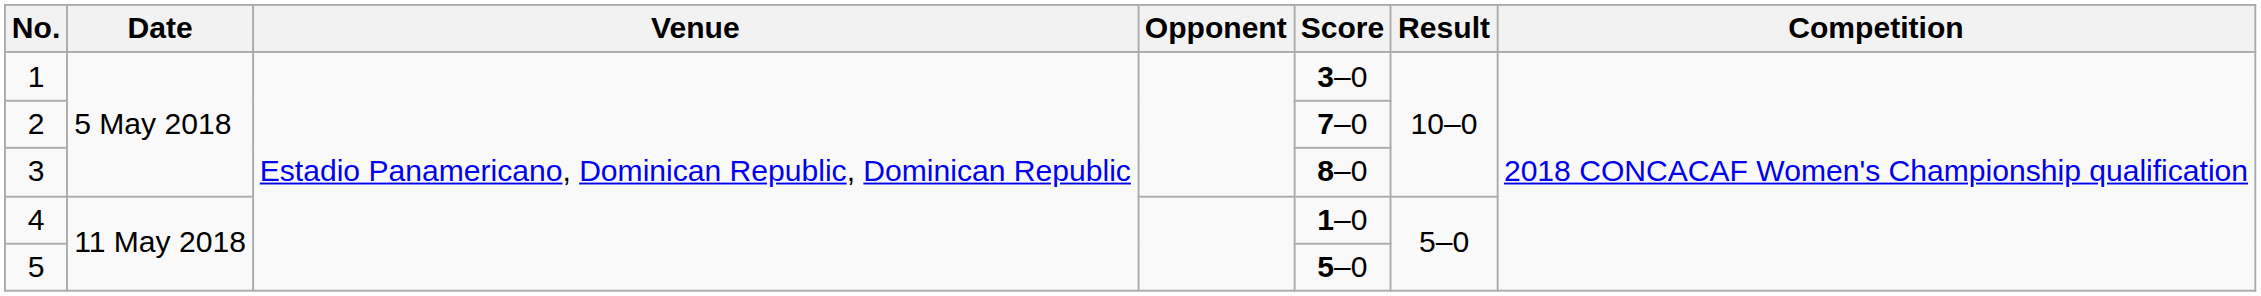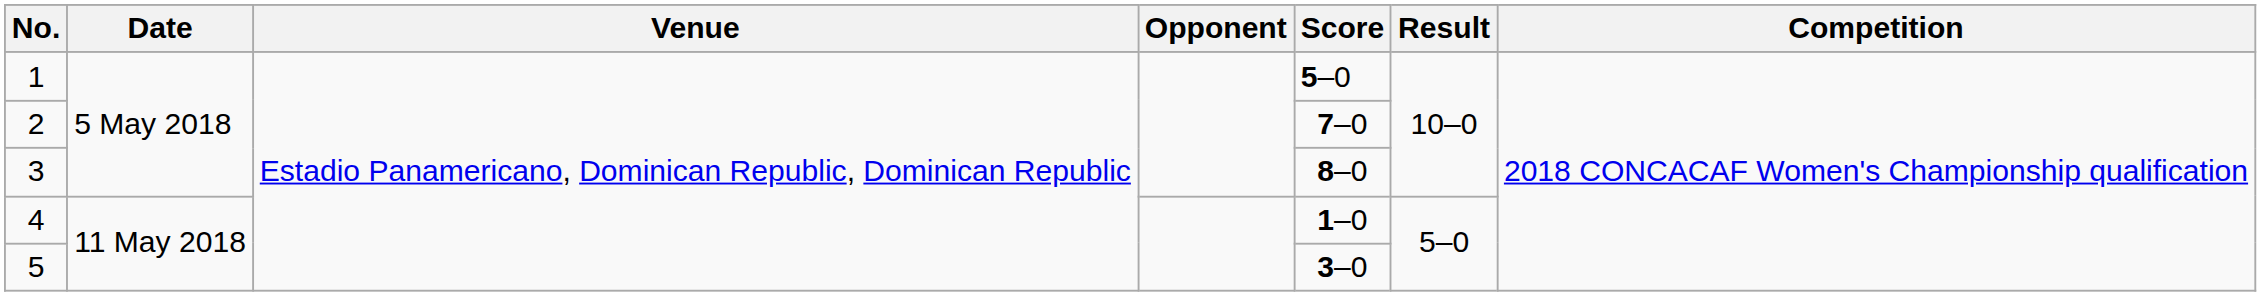(1342, 76) 3–0 -> (1326, 76) 5–0
(1342, 266) 5–0 -> (1342, 266) 3–0
